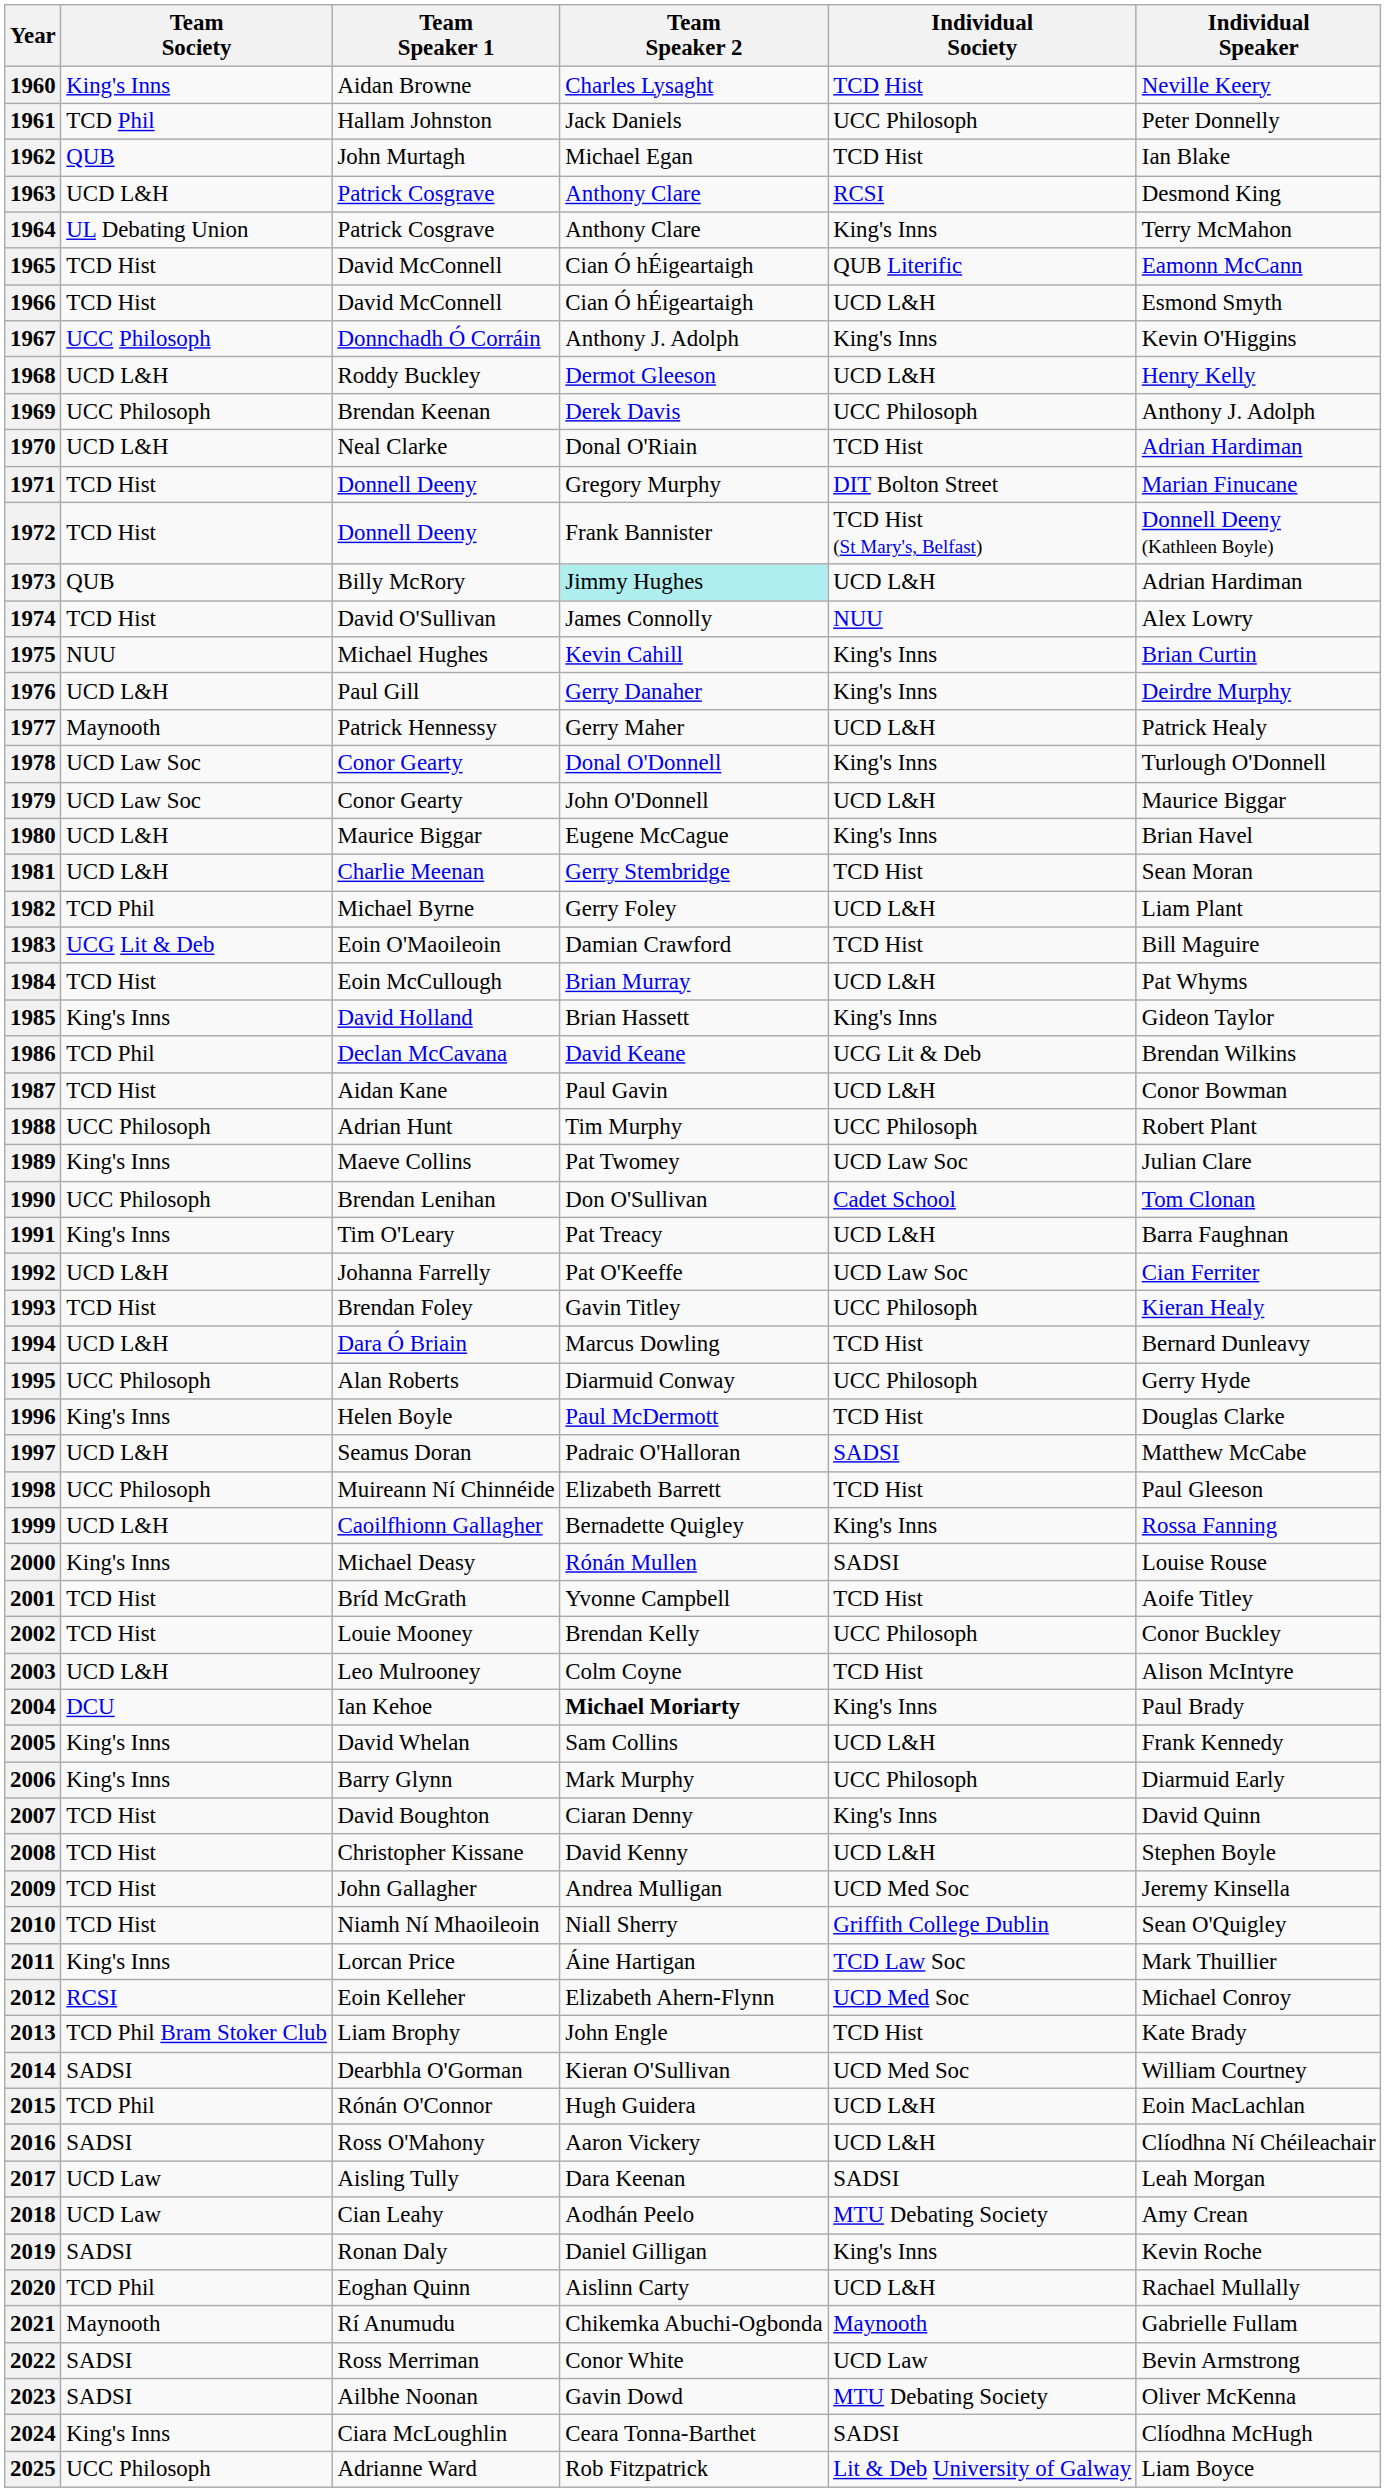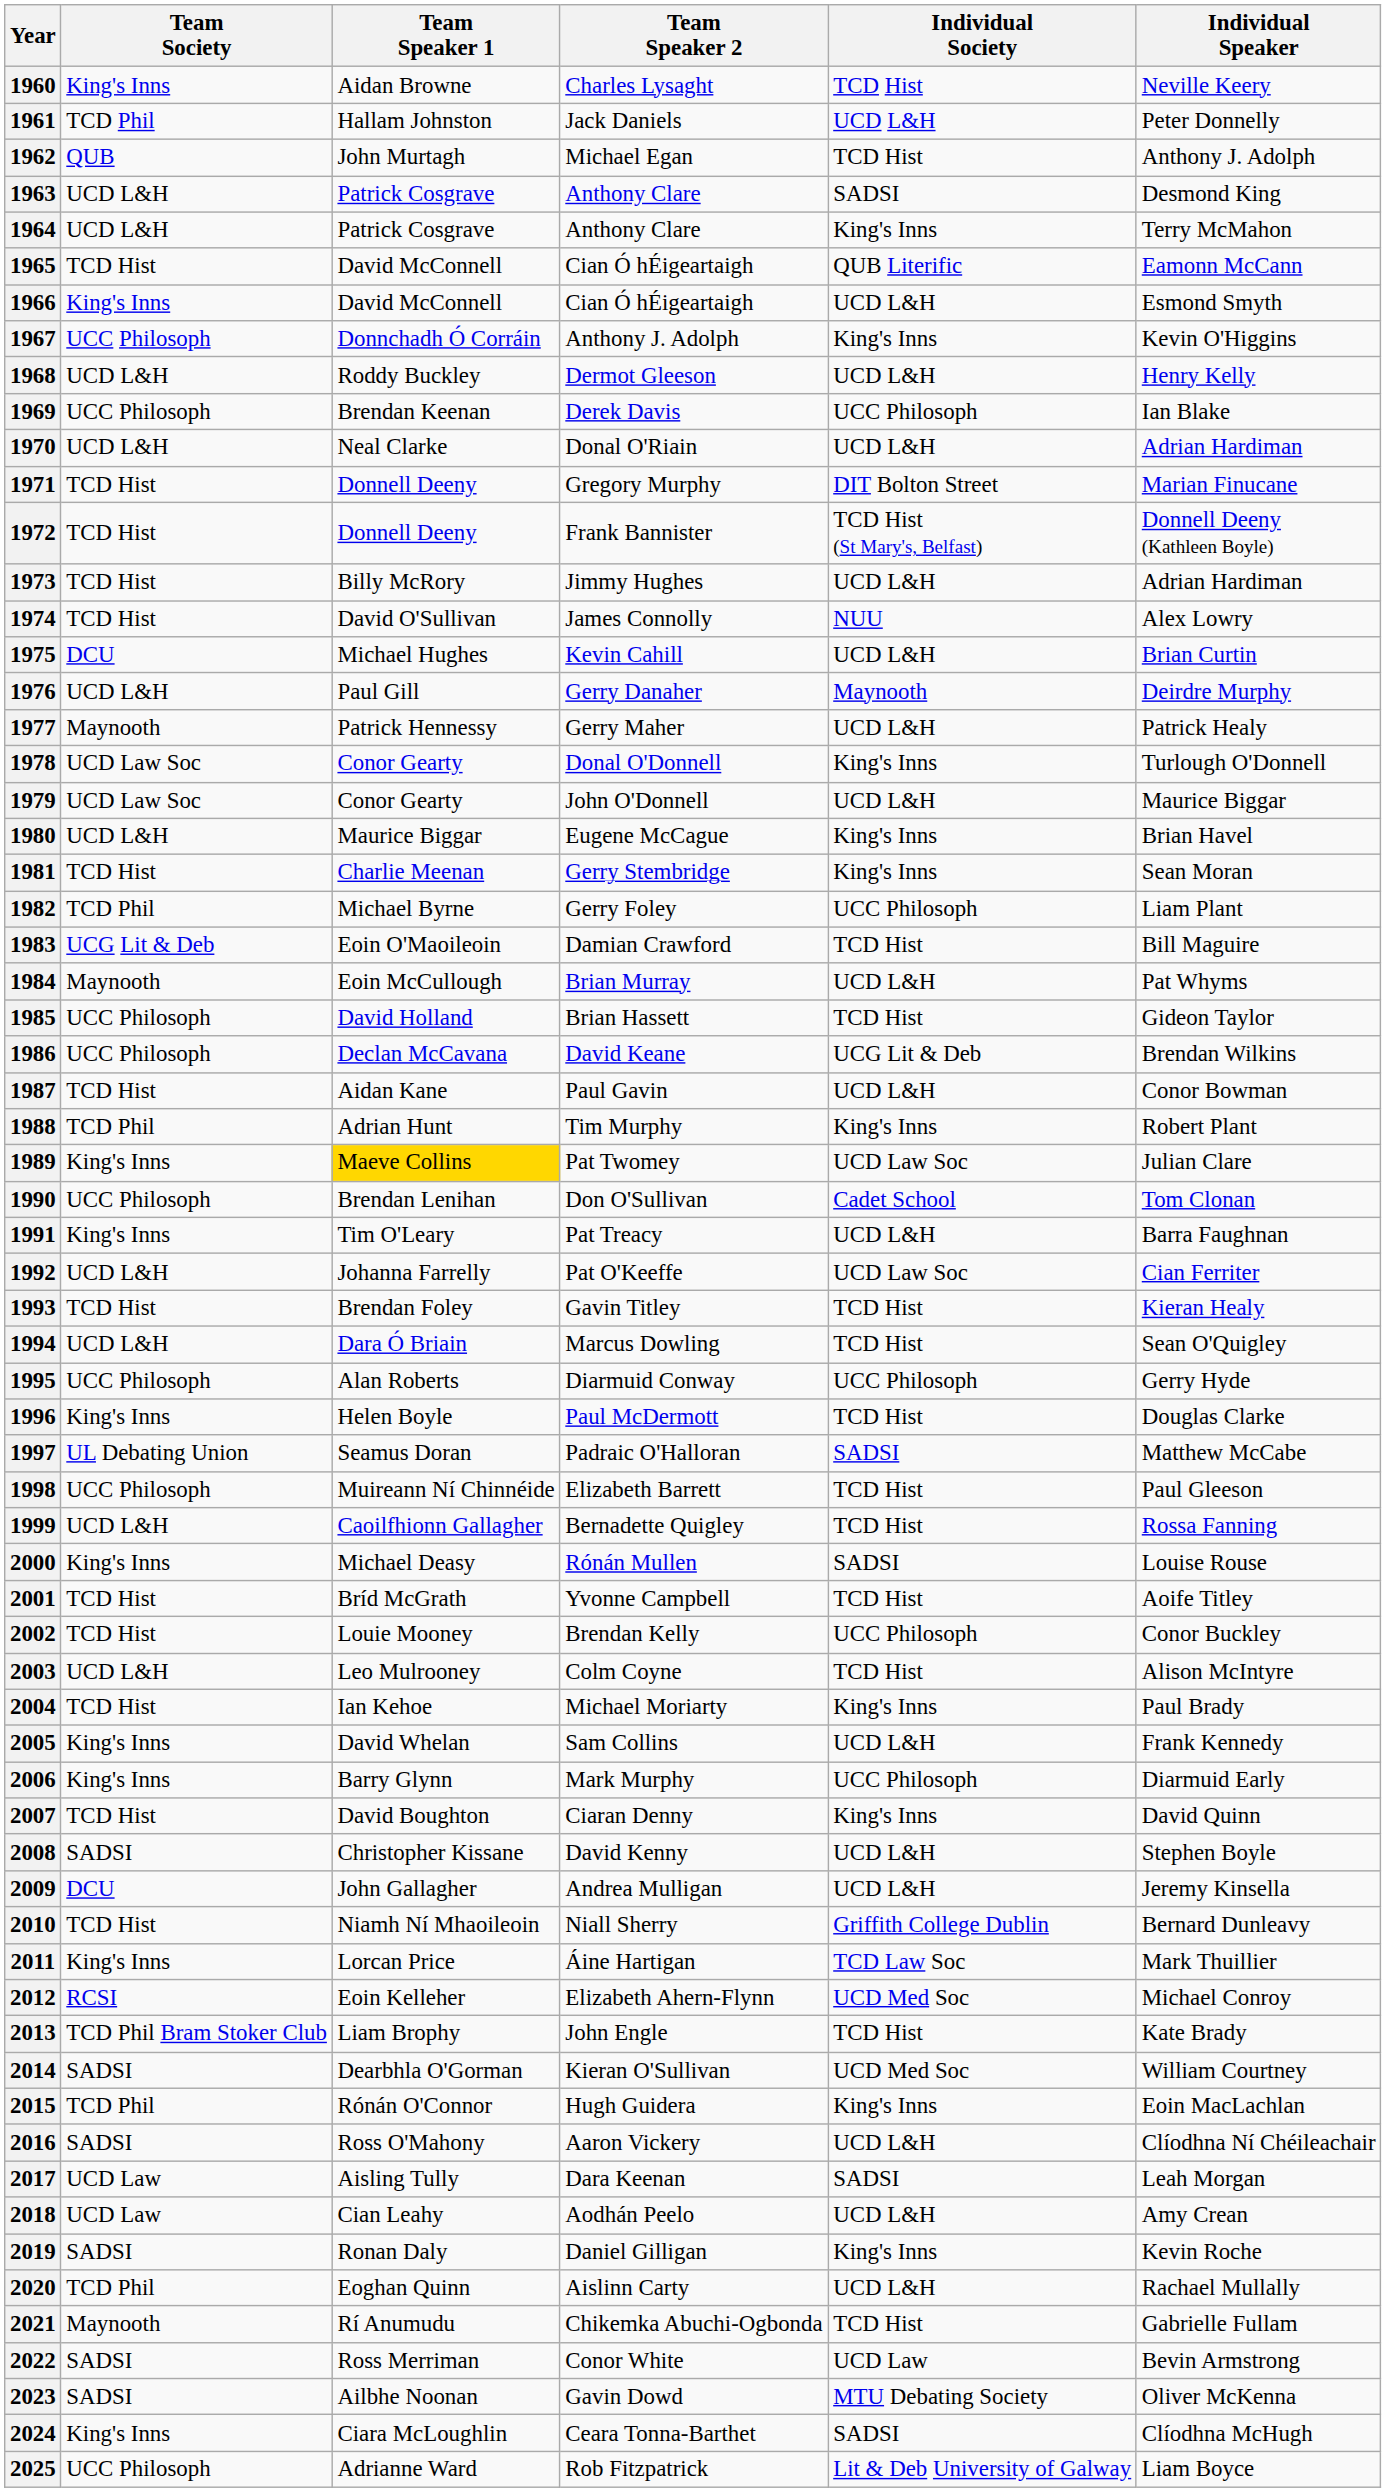(905, 120) UCC Philosoph -> (884, 120) UCD L&H
(1186, 157) Ian Blake -> (1229, 157) Anthony J. Adolph
(859, 193) RCSI -> (866, 193) SADSI
(157, 229) UL Debating Union -> (117, 229) UCD L&H
(111, 302) TCD Hist -> (118, 302) King's Inns
(1229, 411) Anthony J. Adolph -> (1186, 411) Ian Blake
(878, 447) TCD Hist -> (884, 447) UCD L&H
(90, 582) QUB -> (111, 582) TCD Hist
(634, 582) paleturquoise background -> (634, 582) no background
(91, 654) NUU -> (90, 654) DCU
(885, 654) King's Inns -> (884, 654) UCD L&H
(885, 690) King's Inns -> (880, 690) Maynooth
(117, 872) UCD L&H -> (111, 872) TCD Hist
(878, 872) TCD Hist -> (885, 872) King's Inns
(884, 908) UCD L&H -> (905, 908) UCC Philosoph
(111, 981) TCD Hist -> (113, 981) Maynooth
(118, 1017) King's Inns -> (138, 1017) UCC Philosoph
(885, 1017) King's Inns -> (878, 1017) TCD Hist
(110, 1053) TCD Phil -> (138, 1053) UCC Philosoph
(138, 1126) UCC Philosoph -> (110, 1126) TCD Phil
(905, 1126) UCC Philosoph -> (885, 1126) King's Inns
(404, 1162) no background -> (404, 1162) gold background
(905, 1307) UCC Philosoph -> (878, 1307) TCD Hist
(1226, 1344) Bernard Dunleavy -> (1214, 1344) Sean O'Quigley
(117, 1453) UCD L&H -> (157, 1453) UL Debating Union
(885, 1525) King's Inns -> (878, 1525) TCD Hist
(90, 1707) DCU -> (111, 1707) TCD Hist
(653, 1707) bold -> (646, 1707) normal
(111, 1852) TCD Hist -> (99, 1852) SADSI
(111, 1888) TCD Hist -> (90, 1888) DCU
(901, 1888) UCD Med Soc -> (884, 1888) UCD L&H
(1214, 1924) Sean O'Quigley -> (1226, 1924) Bernard Dunleavy
(884, 2106) UCD L&H -> (885, 2106) King's Inns
(941, 2215) MTU Debating Society -> (884, 2215) UCD L&H
(880, 2323) Maynooth -> (878, 2323) TCD Hist
